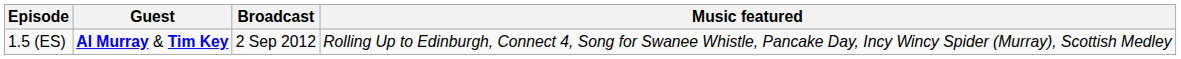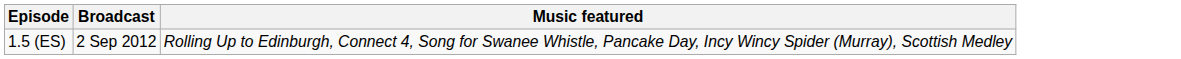- column: (152, 16)
